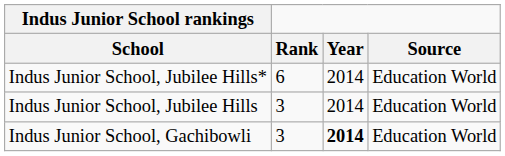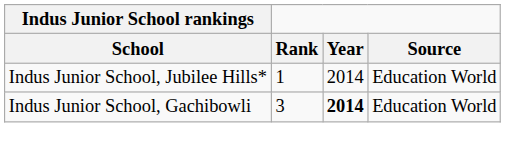(280, 77) 6 -> (280, 77) 1
- row: (133, 106)
